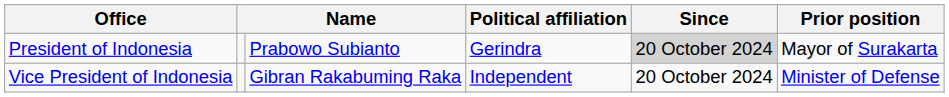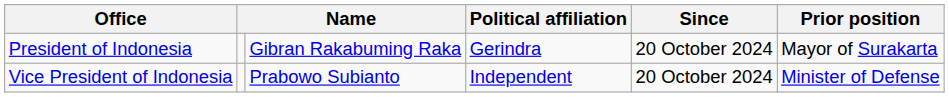(325, 48) Prabowo Subianto -> (355, 48) Gibran Rakabuming Raka
(704, 48) lightgrey background -> (704, 48) no background
(355, 77) Gibran Rakabuming Raka -> (325, 77) Prabowo Subianto
